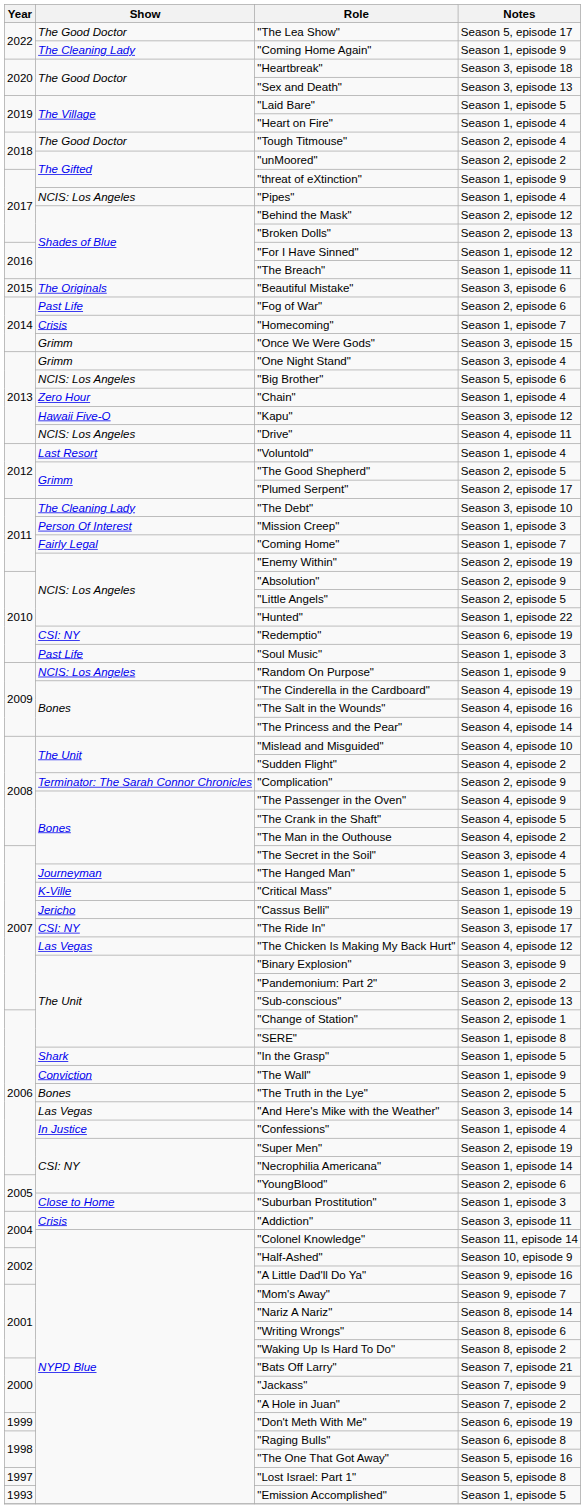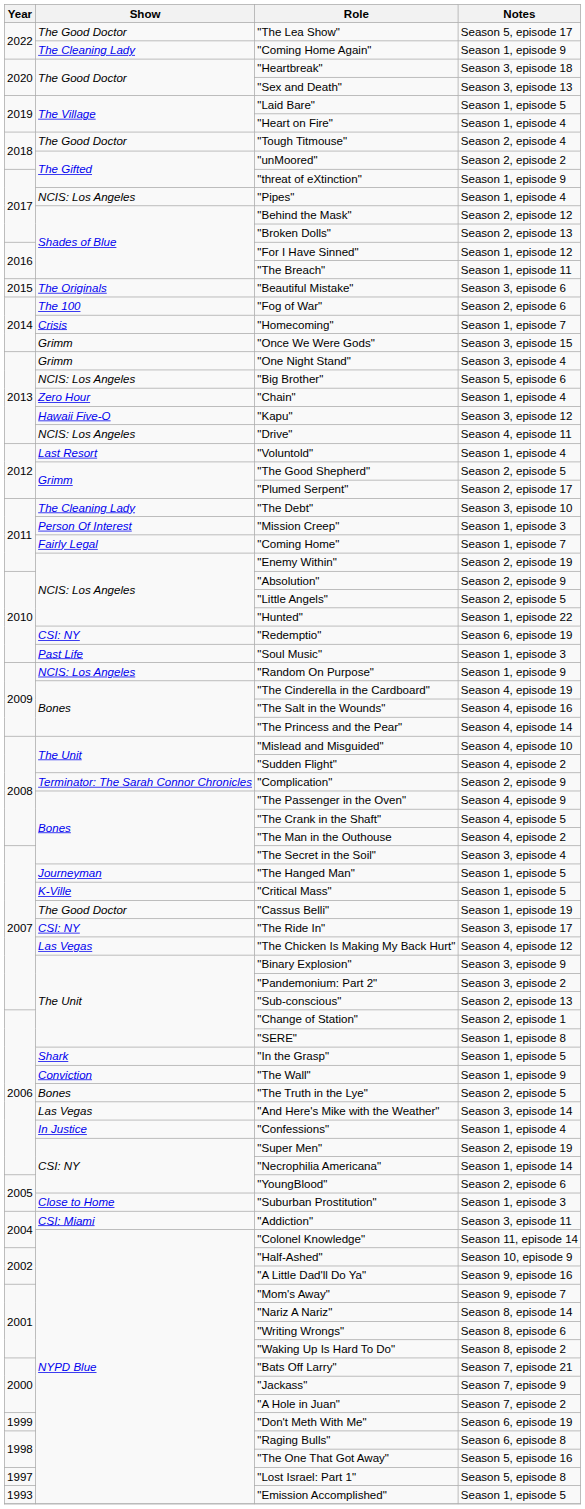(61, 306) Past Life -> (59, 306) The 100
(57, 910) Jericho -> (82, 910) The Good Doctor
(53, 1221) Crisis -> (66, 1221) CSI: Miami
